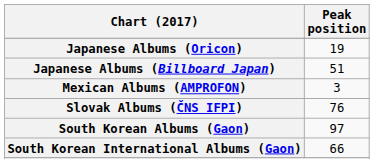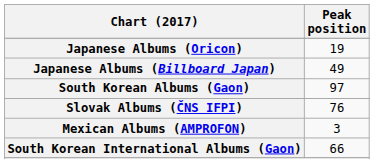(337, 68) 51 -> (337, 68) 49
rows swapped: (155, 88) <-> (155, 128)
